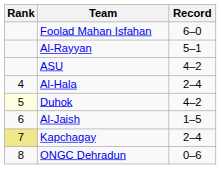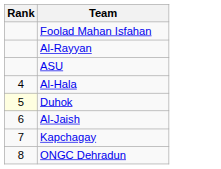- column: (192, 13)
(21, 137) khaki background -> (21, 137) no background
